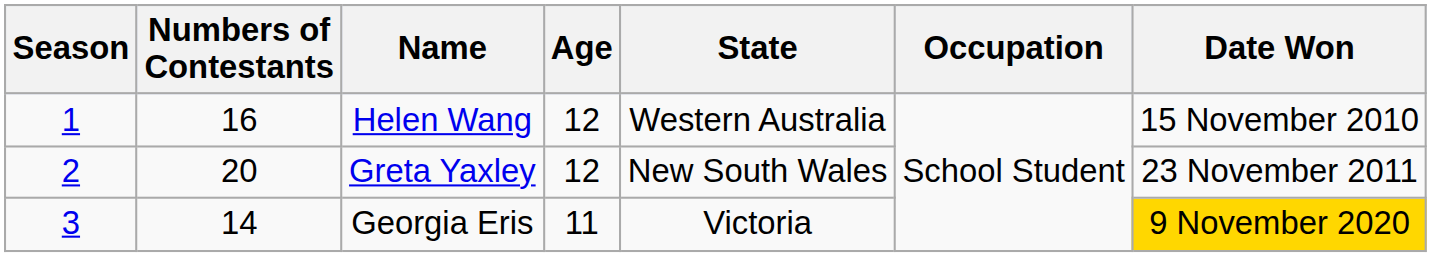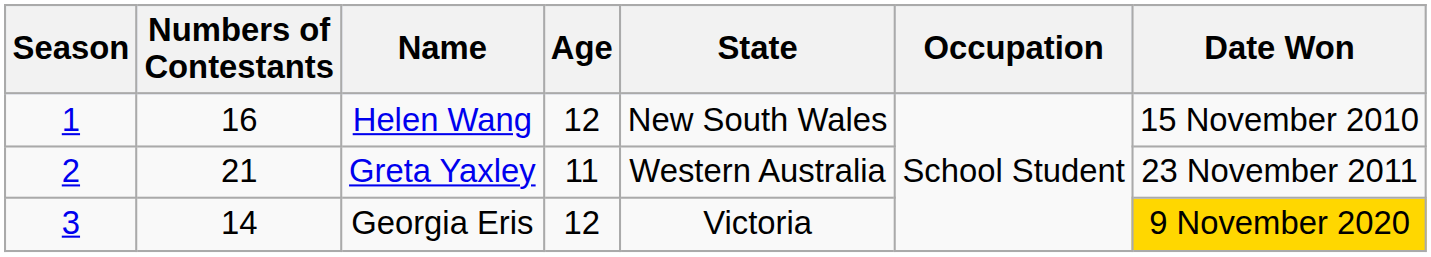(758, 119) Western Australia -> (758, 119) New South Wales
(239, 171) 20 -> (239, 171) 21
(582, 171) 12 -> (582, 171) 11
(758, 171) New South Wales -> (758, 171) Western Australia
(582, 223) 11 -> (582, 223) 12
